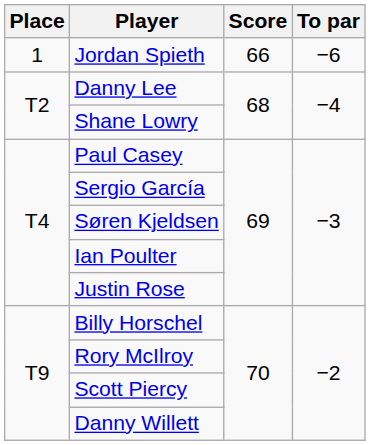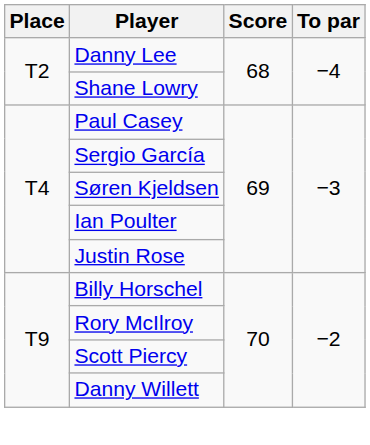- row: (140, 54)
